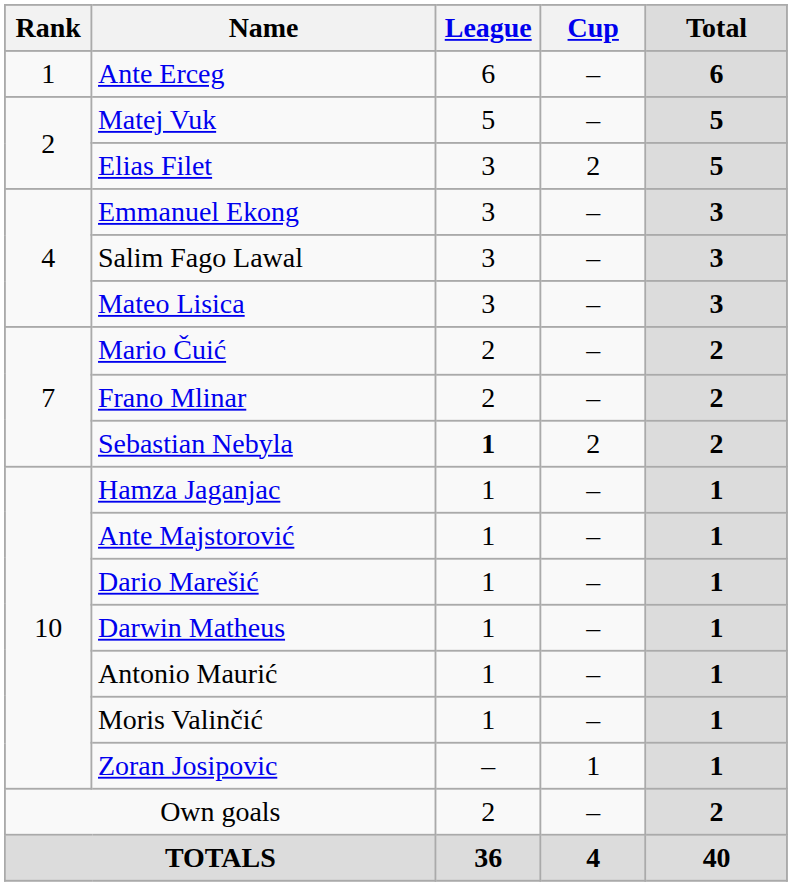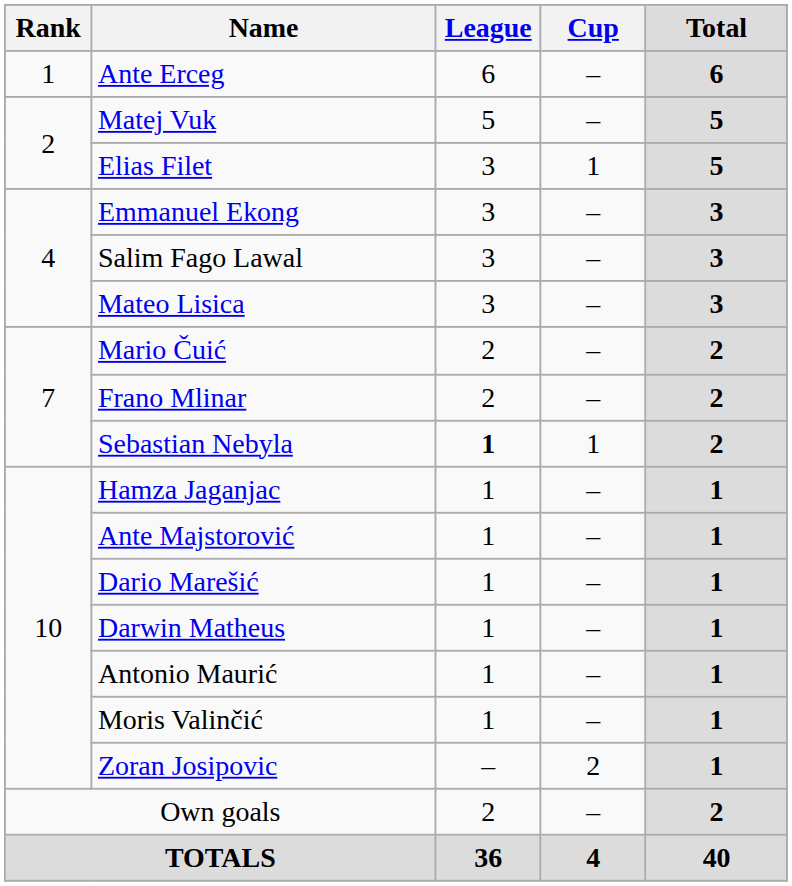(593, 166) 2 -> (593, 166) 1
(593, 442) 2 -> (593, 442) 1
(593, 765) 1 -> (593, 765) 2
